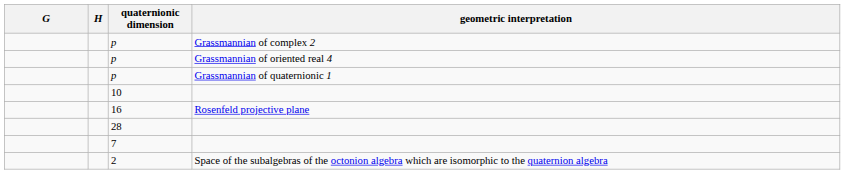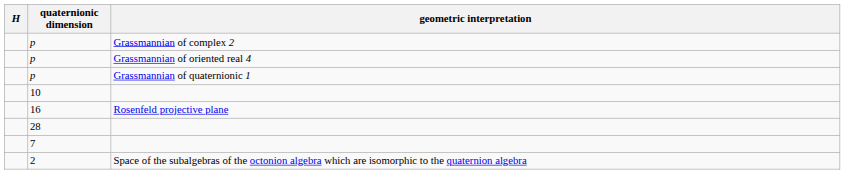- column: (46, 19)
